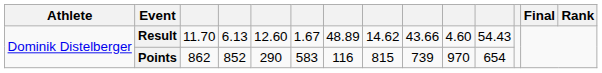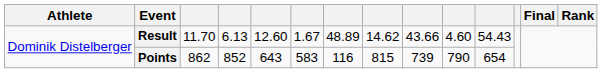(271, 58) 290 -> (271, 58) 643
(459, 58) 970 -> (459, 58) 790
